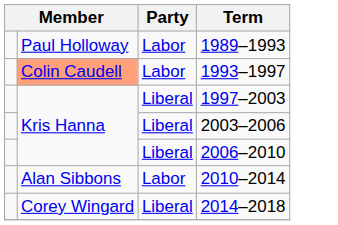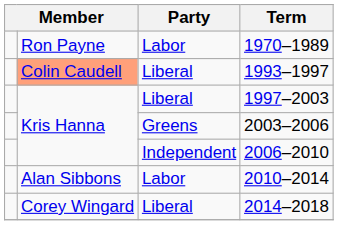+ row: (286, 44)
- row: (243, 44)
(164, 71) Labor -> (167, 71) Liberal
(167, 125) Liberal -> (170, 125) Greens
(167, 152) Liberal -> (189, 152) Independent
